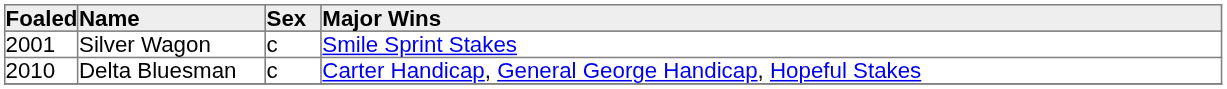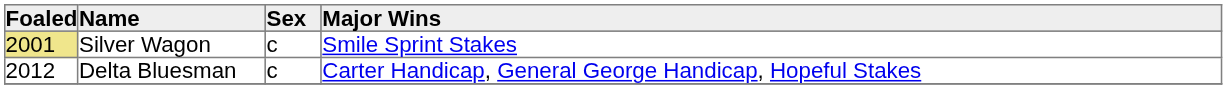(30, 44) no background -> (30, 44) khaki background
(30, 71) 2010 -> (30, 71) 2012
